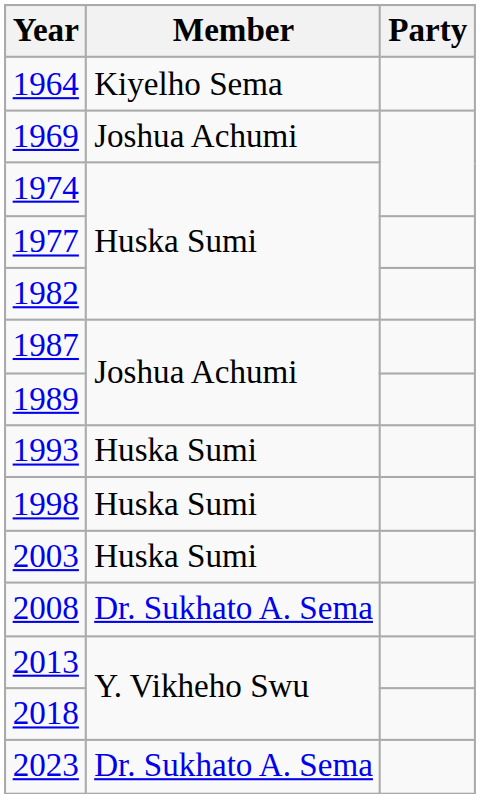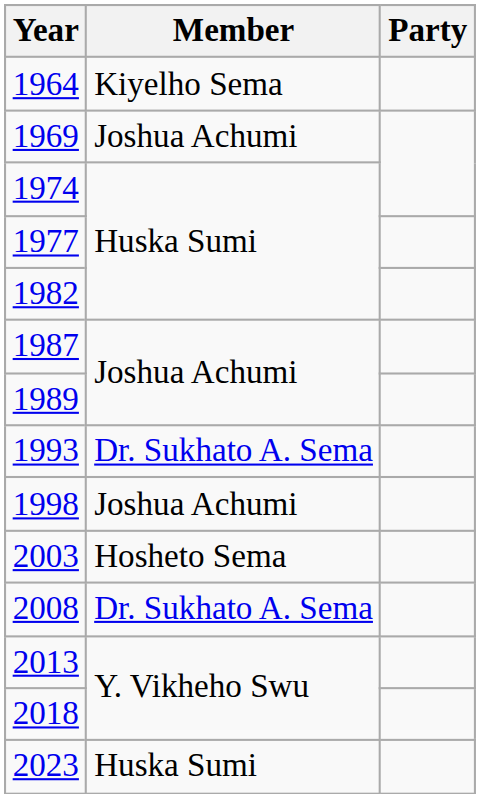(176, 450) Huska Sumi -> (234, 450) Dr. Sukhato A. Sema
(176, 503) Huska Sumi -> (196, 503) Joshua Achumi
(176, 556) Huska Sumi -> (190, 556) Hosheto Sema
(234, 766) Dr. Sukhato A. Sema -> (176, 766) Huska Sumi
